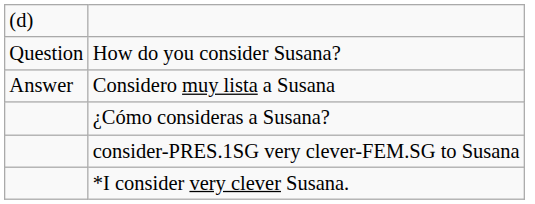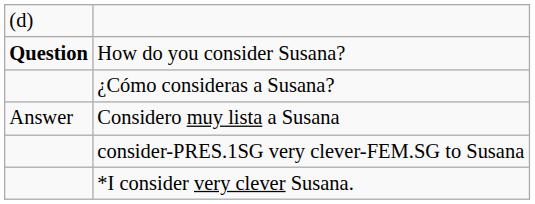(46, 53) normal -> (49, 53) bold
rows swapped: (211, 118) <-> (214, 85)
